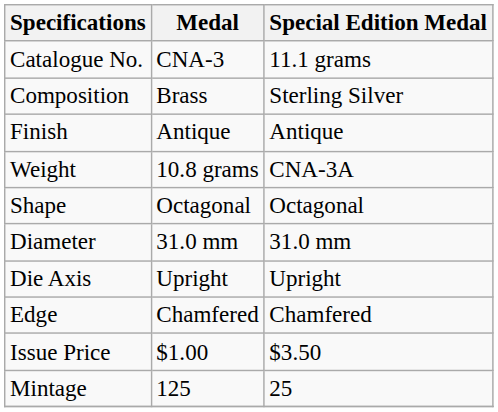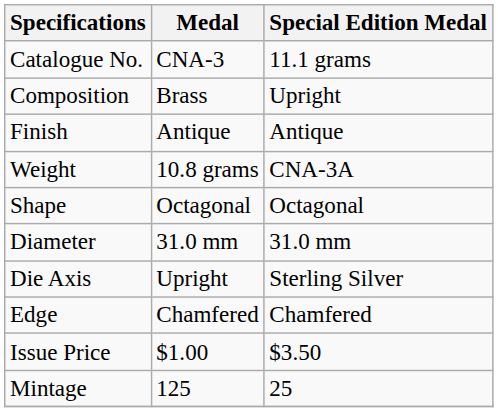(336, 95) Sterling Silver -> (305, 95) Upright
(305, 278) Upright -> (336, 278) Sterling Silver
